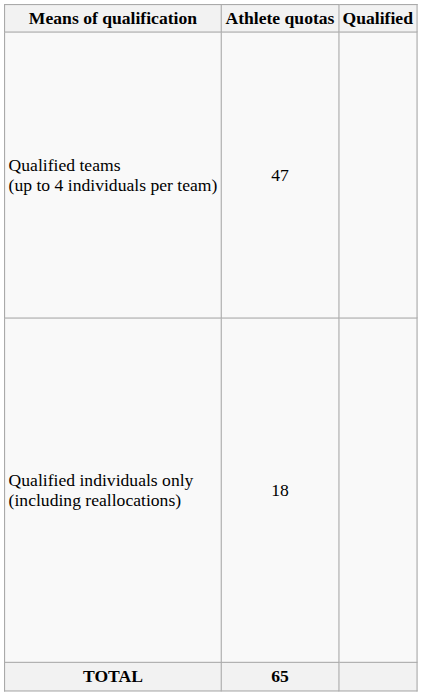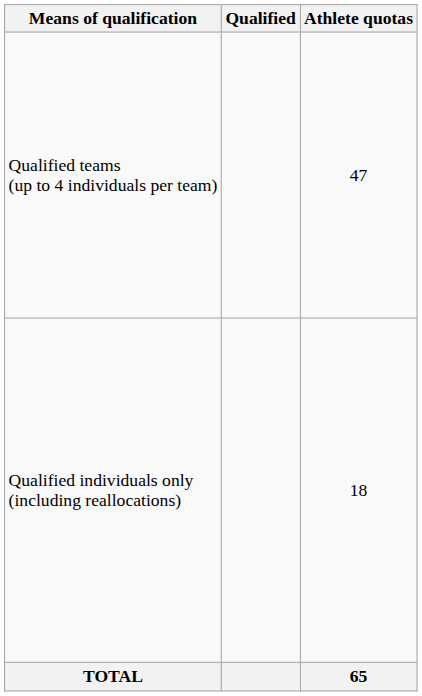columns swapped: (280, 18) <-> (378, 18)
